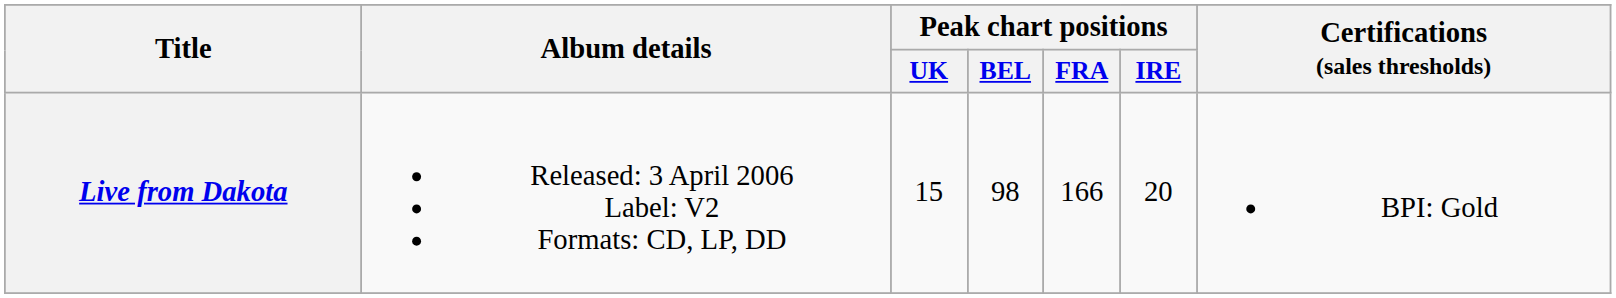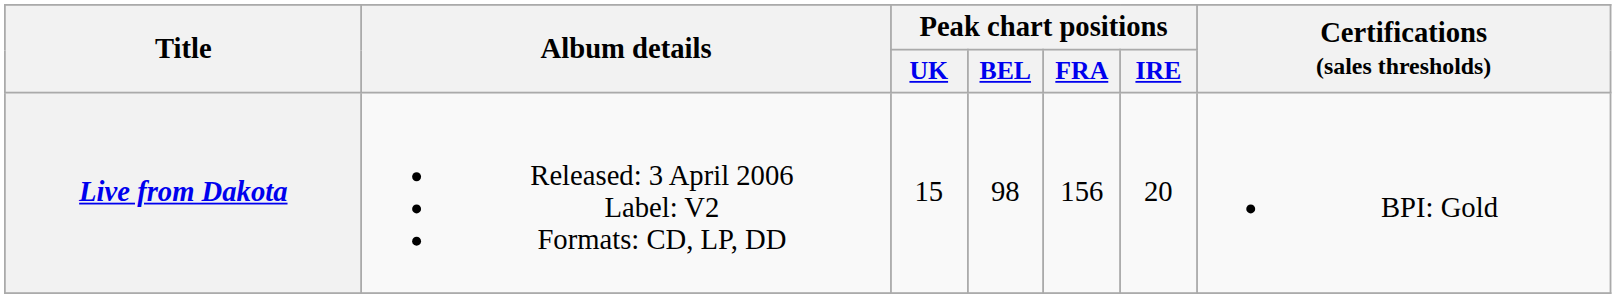(1082, 192) 166 -> (1082, 192) 156
